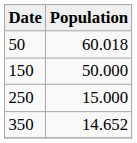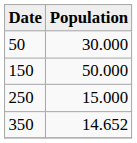(105, 44) 60.018 -> (105, 44) 30.000
